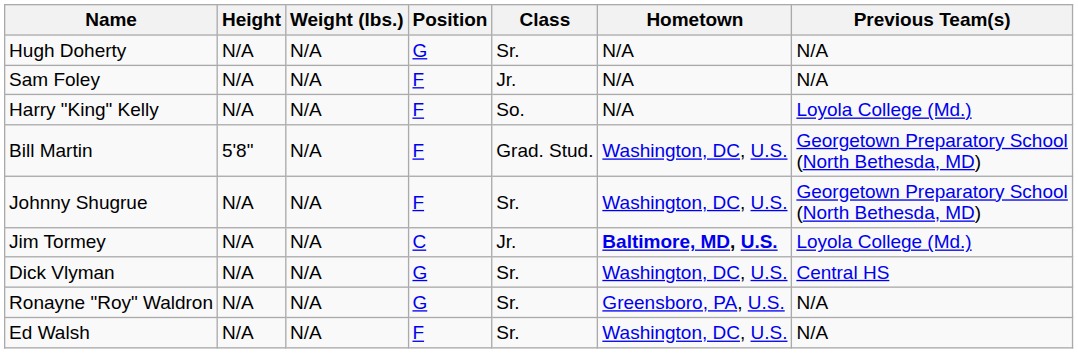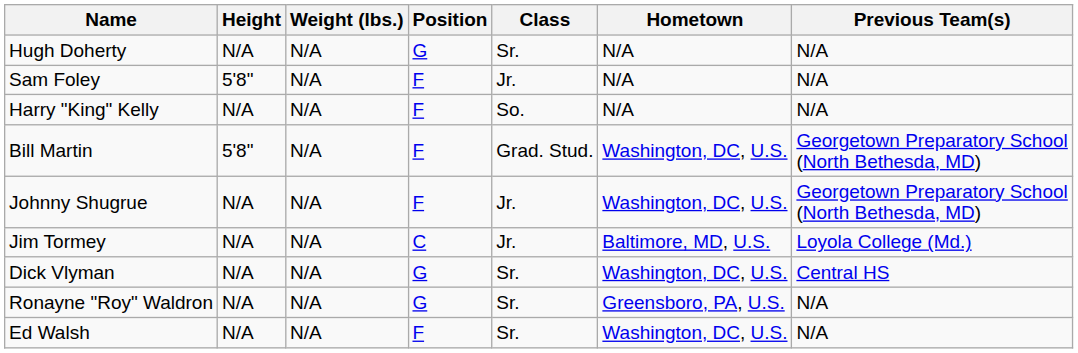(238, 80) N/A -> (238, 80) 5'8"
(884, 110) Loyola College (Md.) -> (812, 110) N/A
(508, 202) Sr. -> (506, 202) Jr.
(690, 242) bold -> (686, 242) normal
